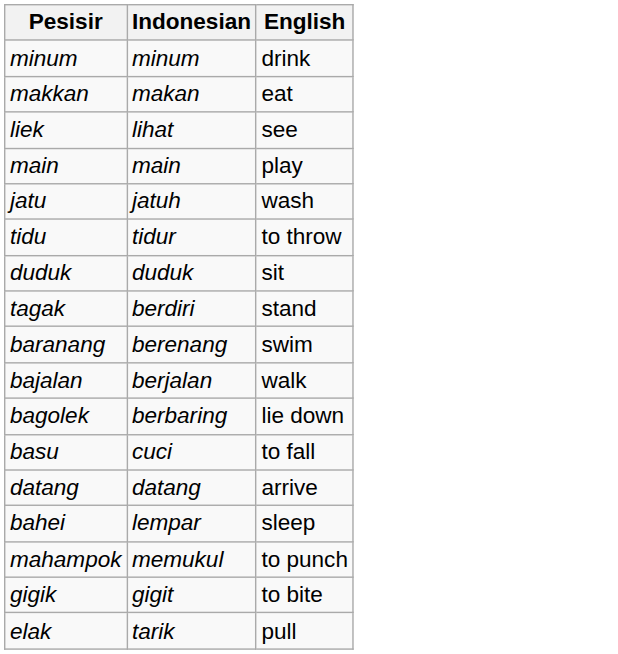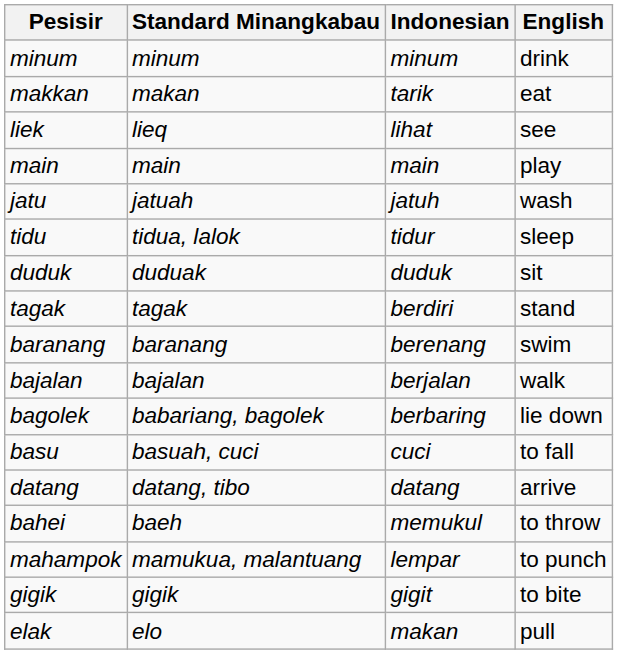+ column: (256, 22)
(166, 93) makan -> (412, 93) tarik
(302, 237) to throw -> (547, 237) sleep
(166, 523) lempar -> (436, 523) memukul
(288, 523) sleep -> (560, 523) to throw
(178, 559) memukul -> (425, 559) lempar
(153, 630) tarik -> (424, 630) makan
